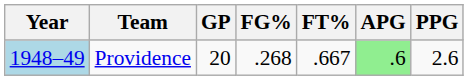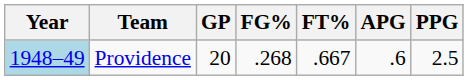(398, 57) lightgreen background -> (398, 57) no background
(445, 57) 2.6 -> (445, 57) 2.5
